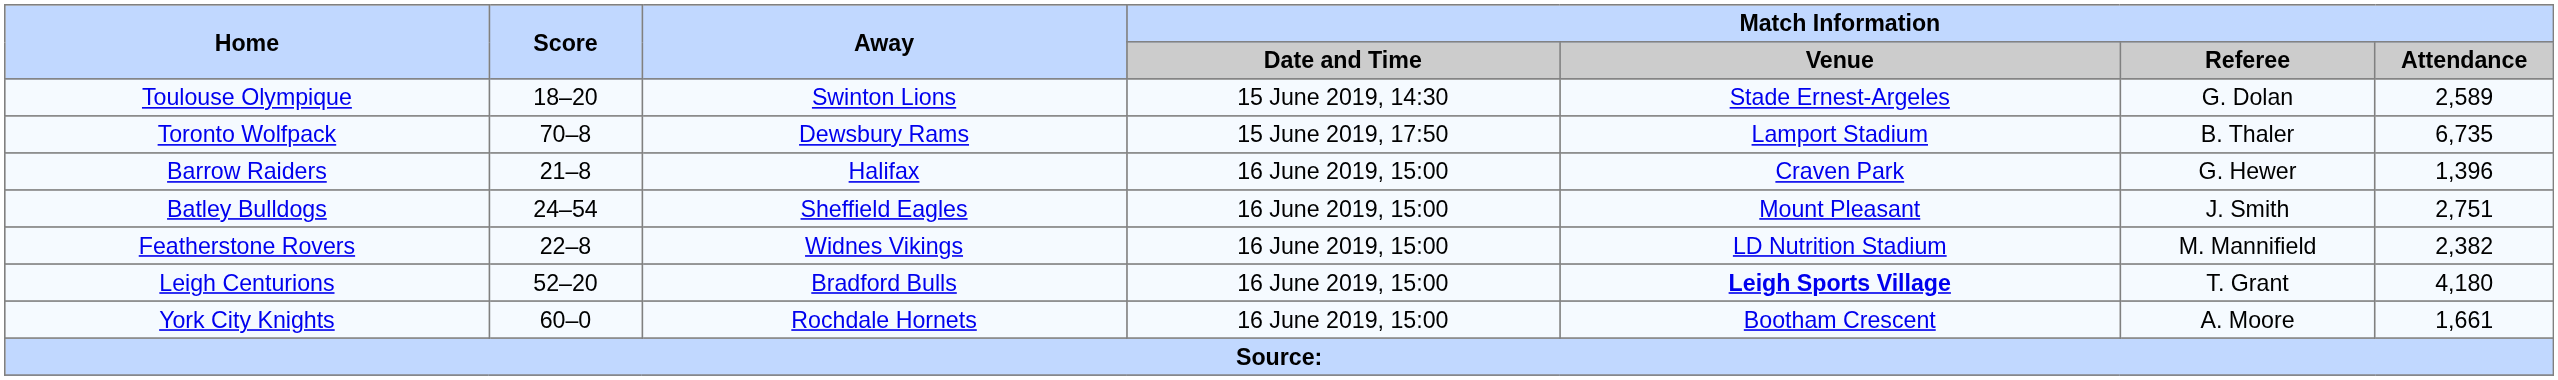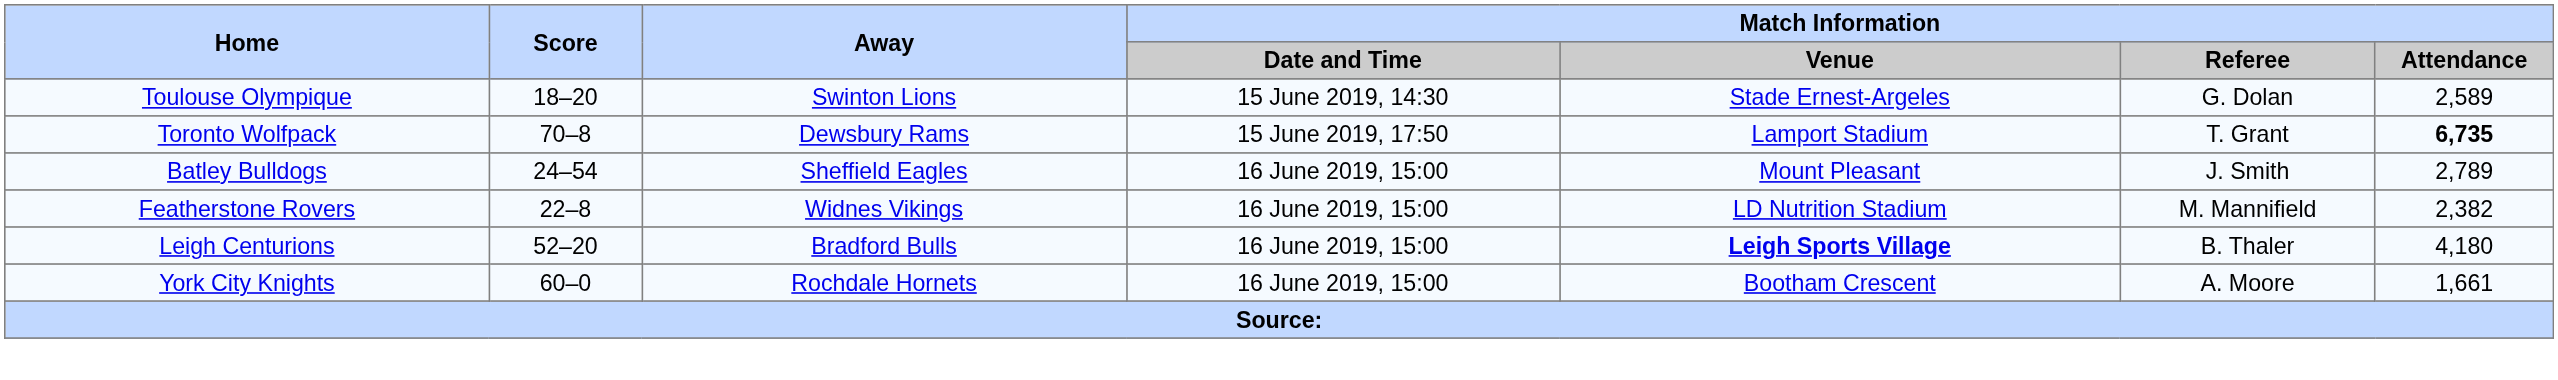(2248, 134) B. Thaler -> (2248, 134) T. Grant
(2464, 134) normal -> (2464, 134) bold
- row: (247, 171)
(2464, 208) 2,751 -> (2464, 171) 2,789
(2248, 283) T. Grant -> (2248, 246) B. Thaler
